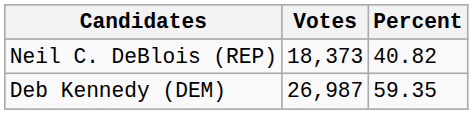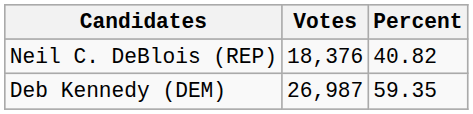(325, 57) 18,373 -> (325, 57) 18,376
